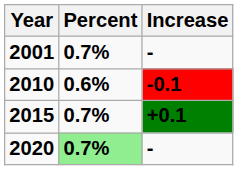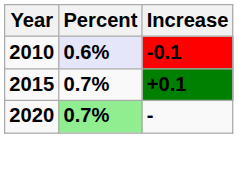- row: (32, 52)
(86, 84) no background -> (86, 52) lavender background
